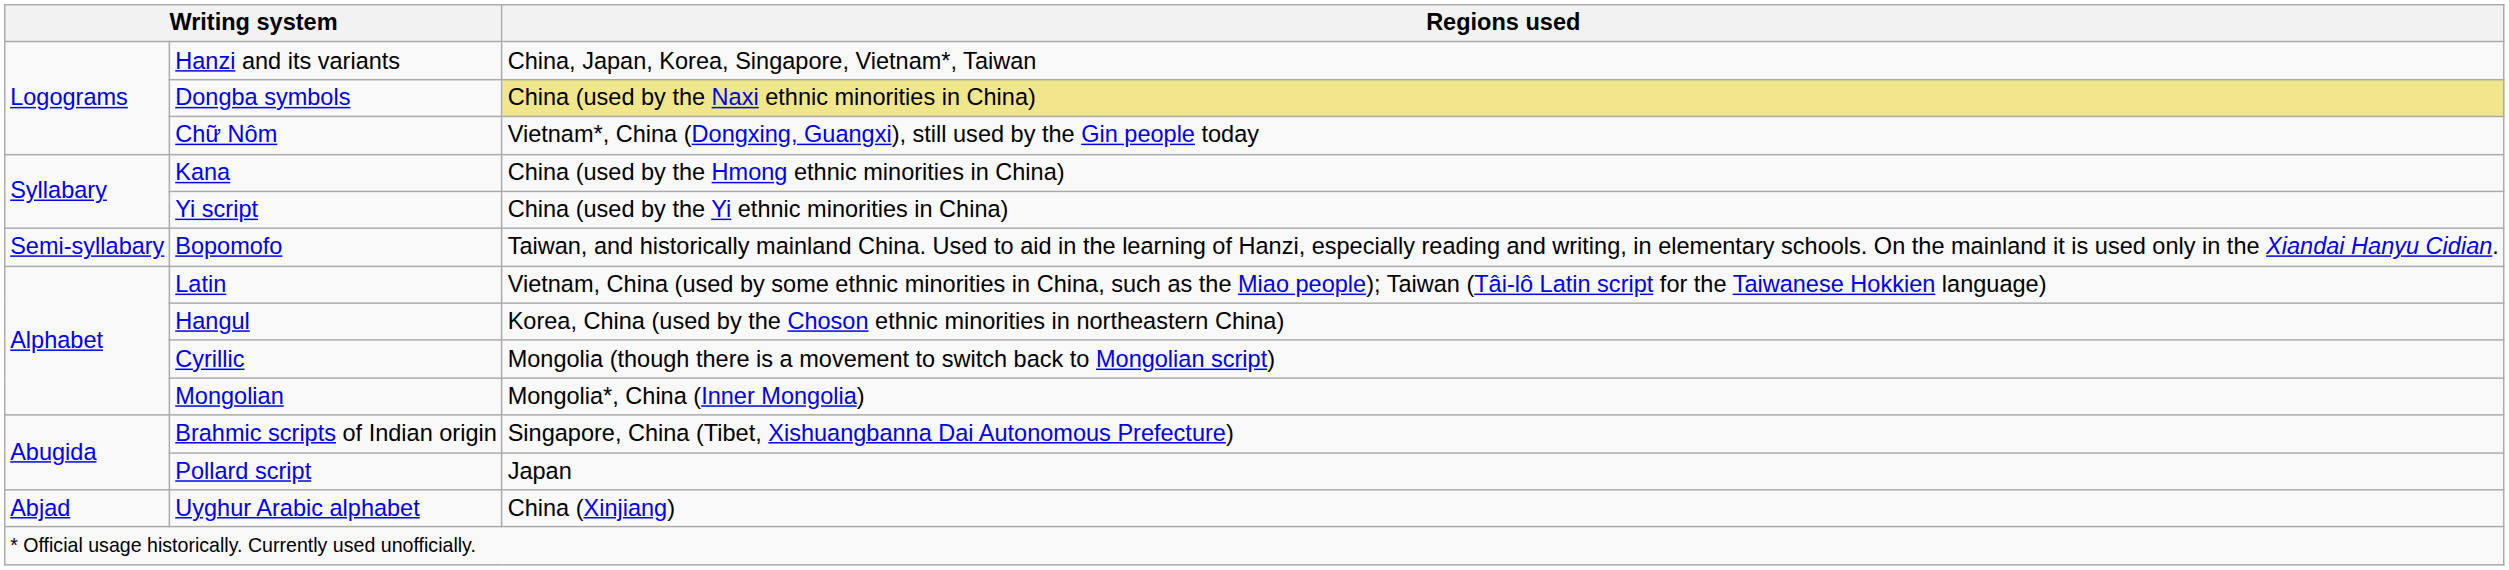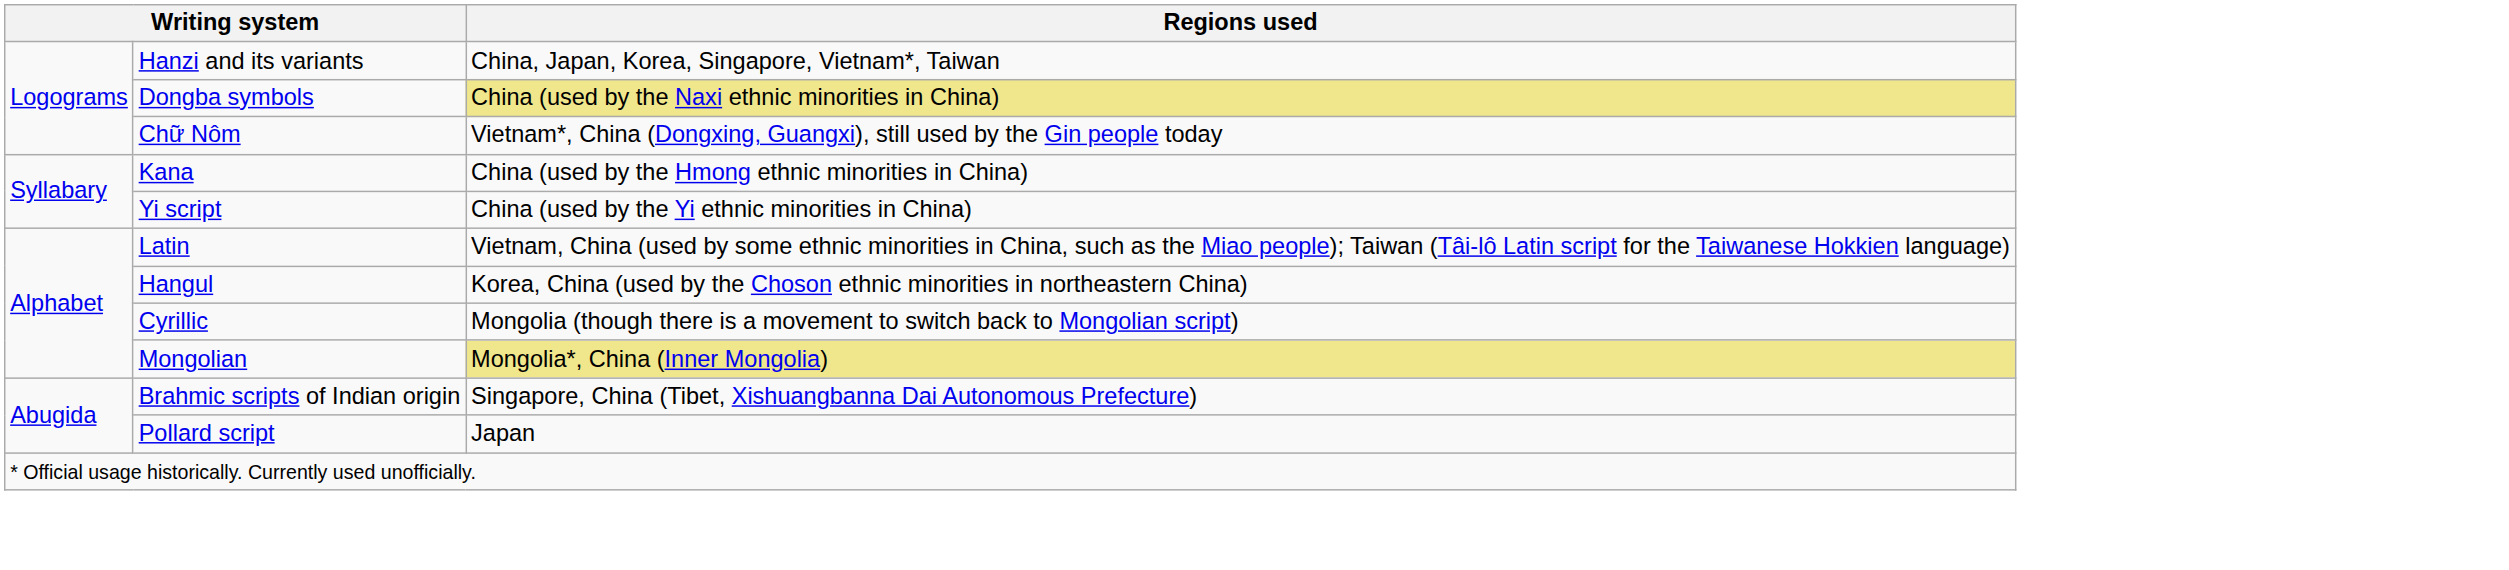- row: (229, 246)
(686, 396) no background -> (650, 358) khaki background
- row: (297, 508)
